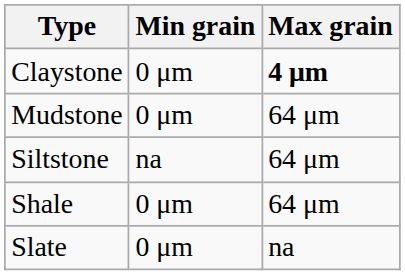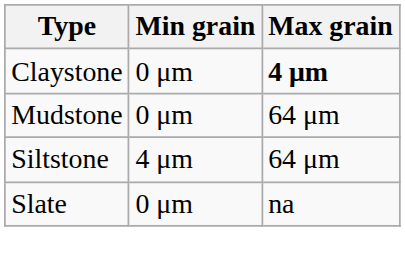(149, 159) na -> (164, 159) 4 μm
- row: (42, 203)
